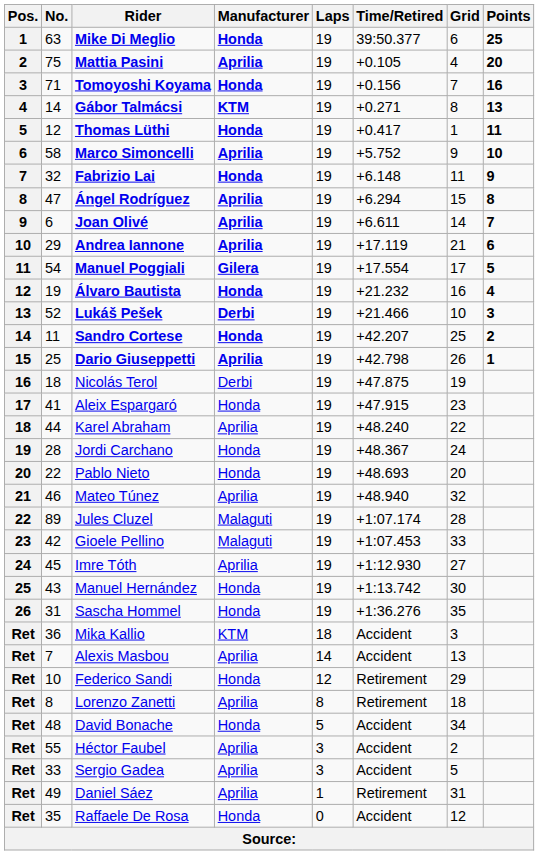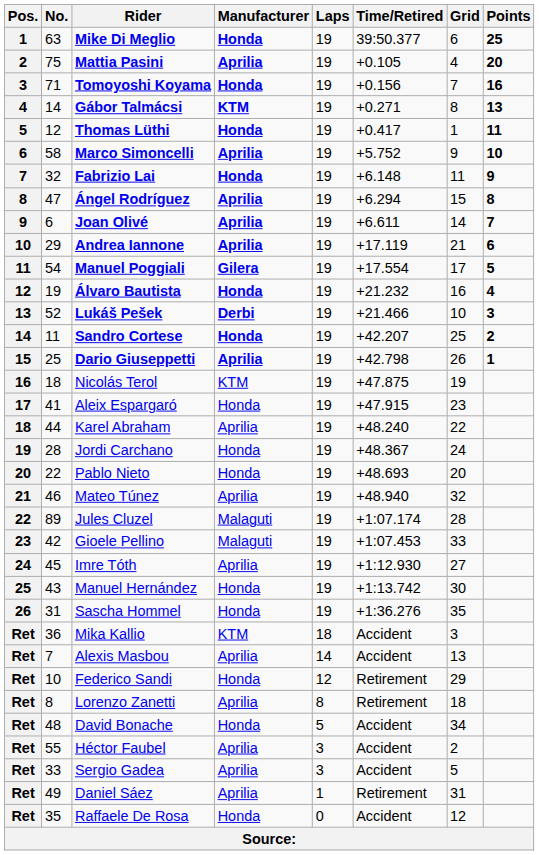(235, 382) Derbi -> (233, 382) KTM
